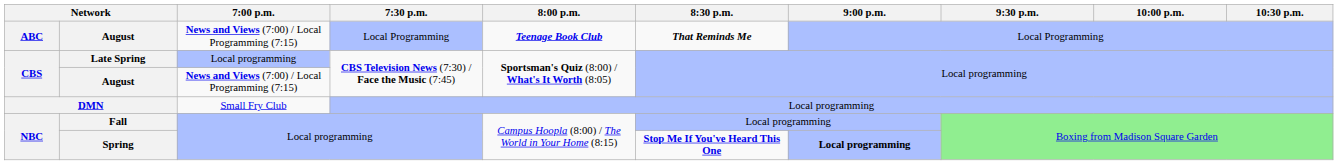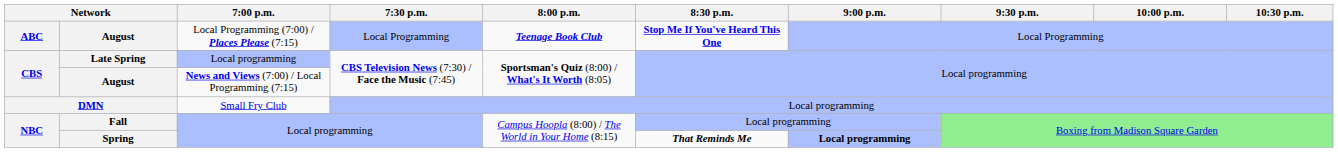(253, 36) News and Views (7:00) / Local Programming (7:15) -> (253, 36) Local Programming (7:00) / Places Please (7:15)
(712, 36) That Reminds Me -> (712, 36) Stop Me If You've Heard This One
(712, 145) Stop Me If You've Heard This One -> (712, 139) That Reminds Me
